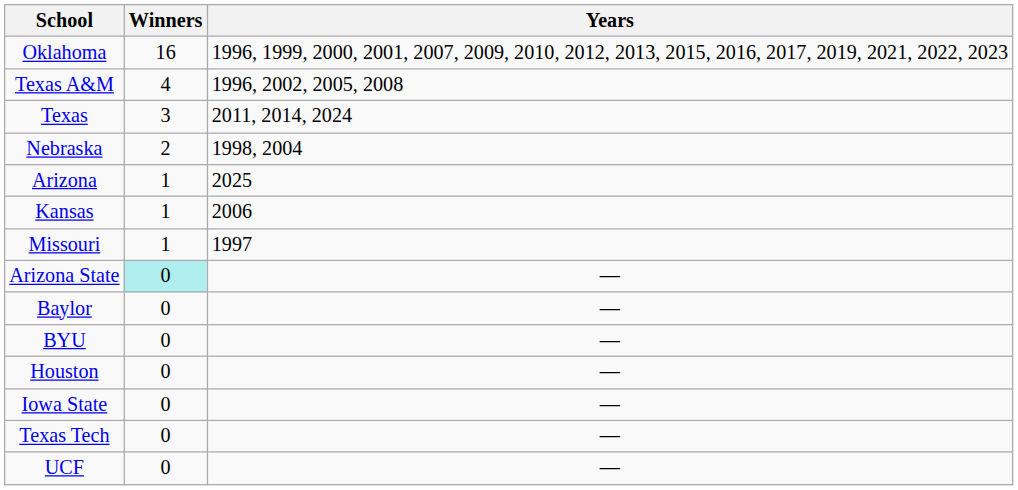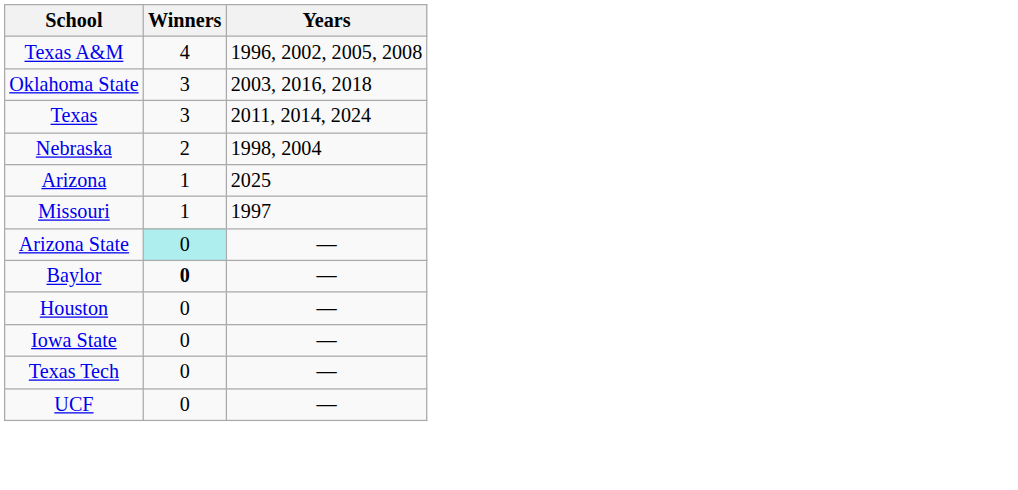- row: (64, 52)
+ row: (74, 84)
- row: (64, 212)
(166, 308) normal -> (185, 276) bold
- row: (64, 340)
